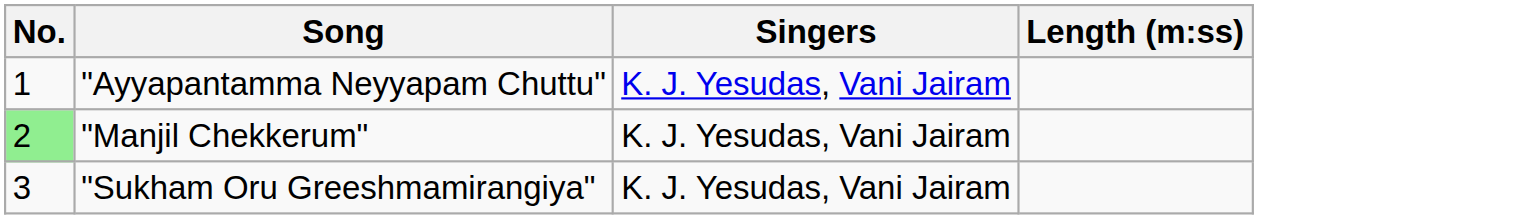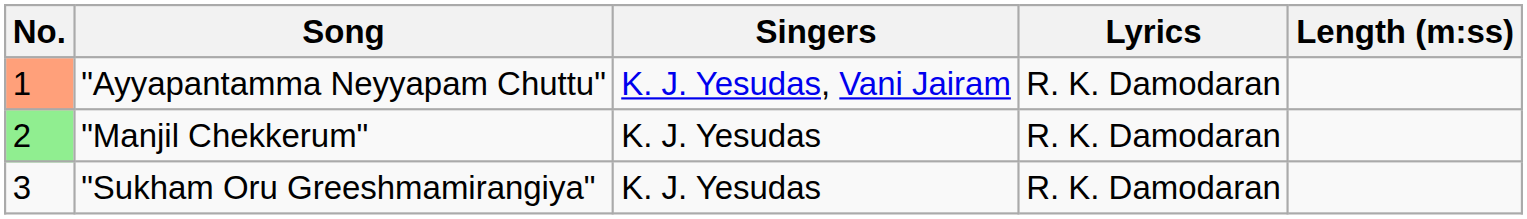+ column: (1154, 31)
(22, 84) no background -> (22, 84) lightsalmon background
(816, 136) K. J. Yesudas, Vani Jairam -> (721, 136) K. J. Yesudas
(816, 188) K. J. Yesudas, Vani Jairam -> (721, 188) K. J. Yesudas
